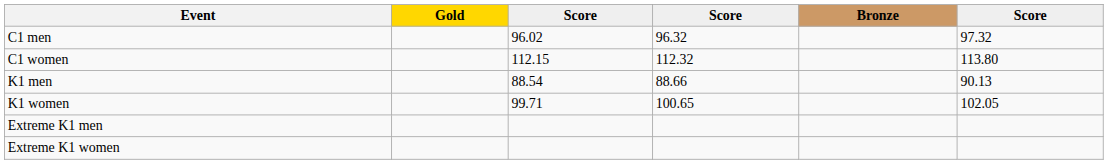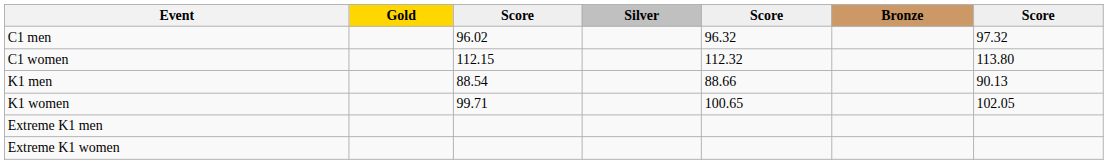+ column: (642, 15)
